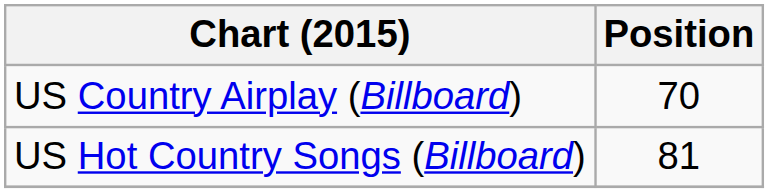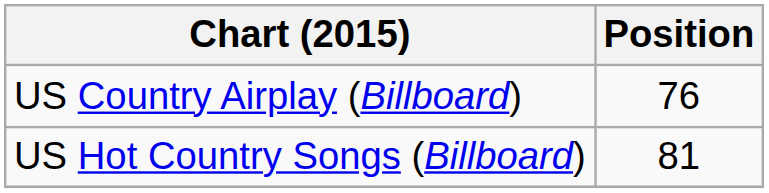(679, 95) 70 -> (679, 95) 76
